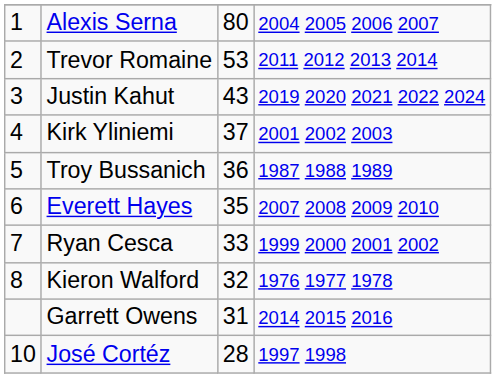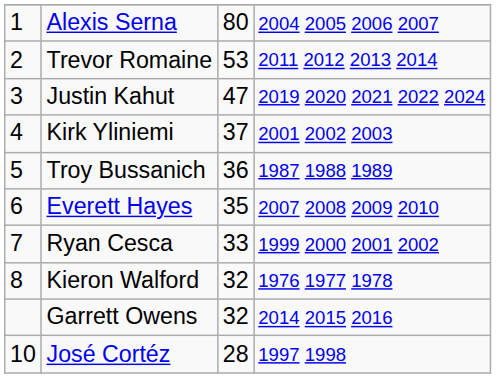(236, 96) 43 -> (236, 96) 47
(236, 317) 31 -> (236, 317) 32
